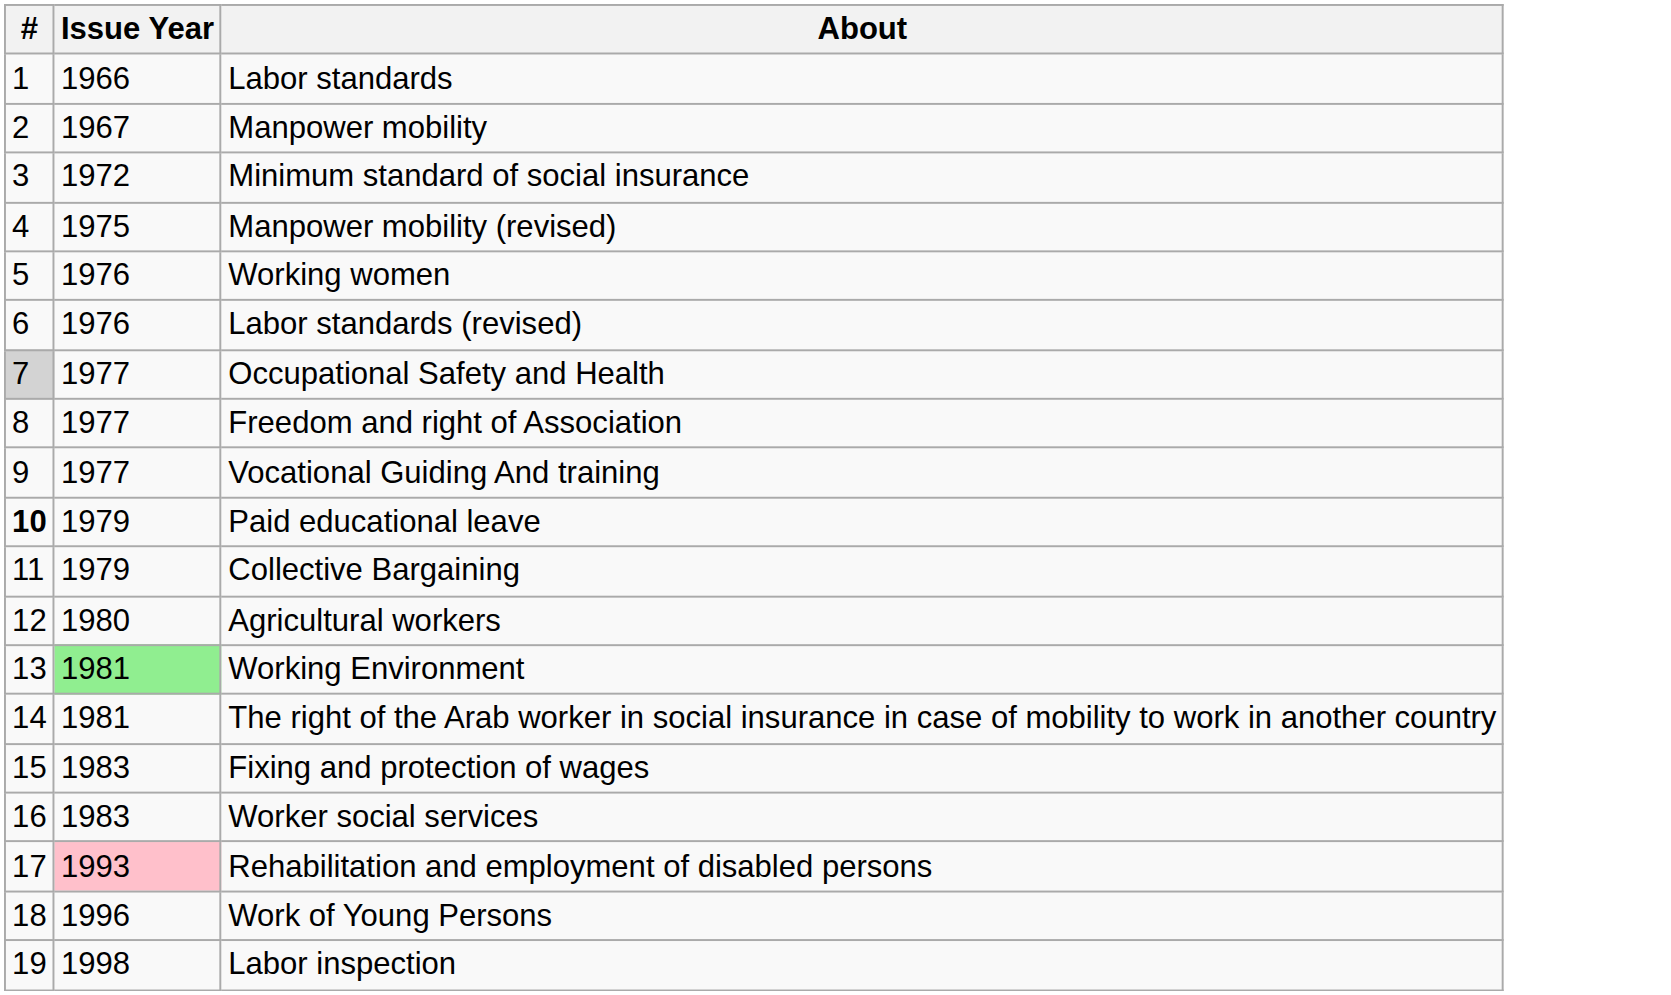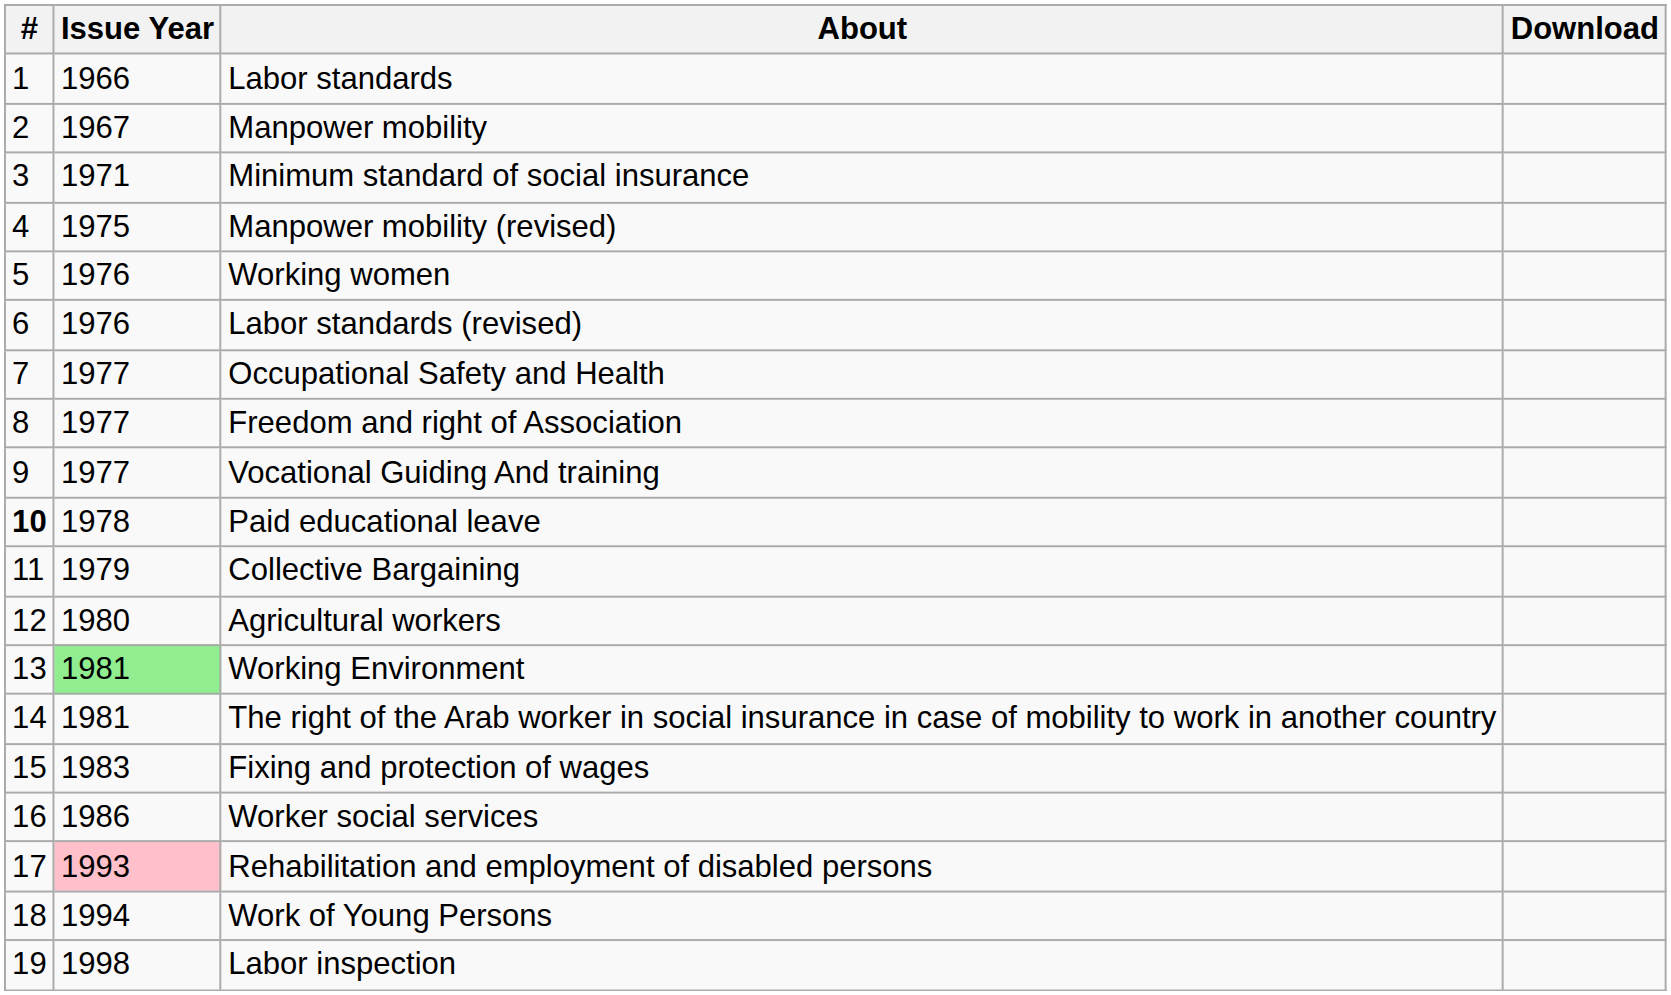+ column: (1585, 29)
(95, 176) 1972 -> (95, 176) 1971
(21, 373) lightgrey background -> (21, 373) no background
(95, 521) 1979 -> (95, 521) 1978
(95, 816) 1983 -> (95, 816) 1986
(95, 915) 1996 -> (95, 915) 1994
